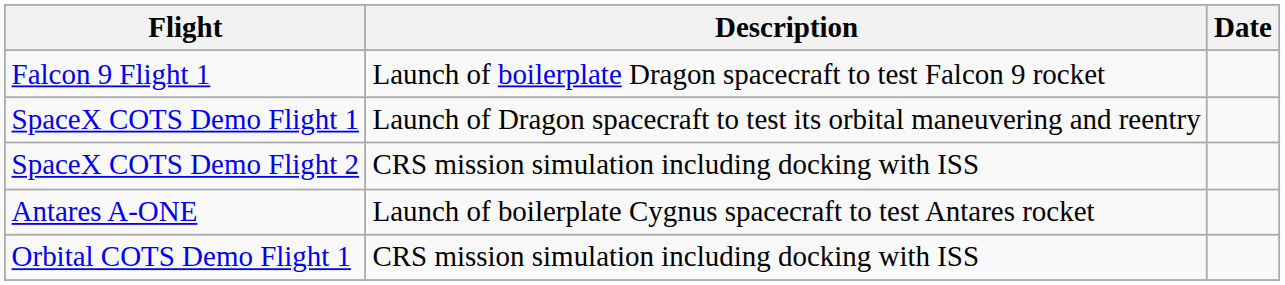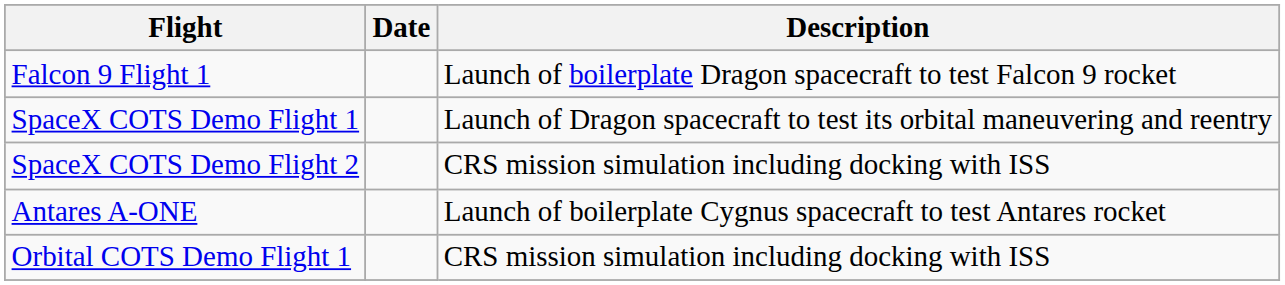columns swapped: (1243, 27) <-> (787, 27)
